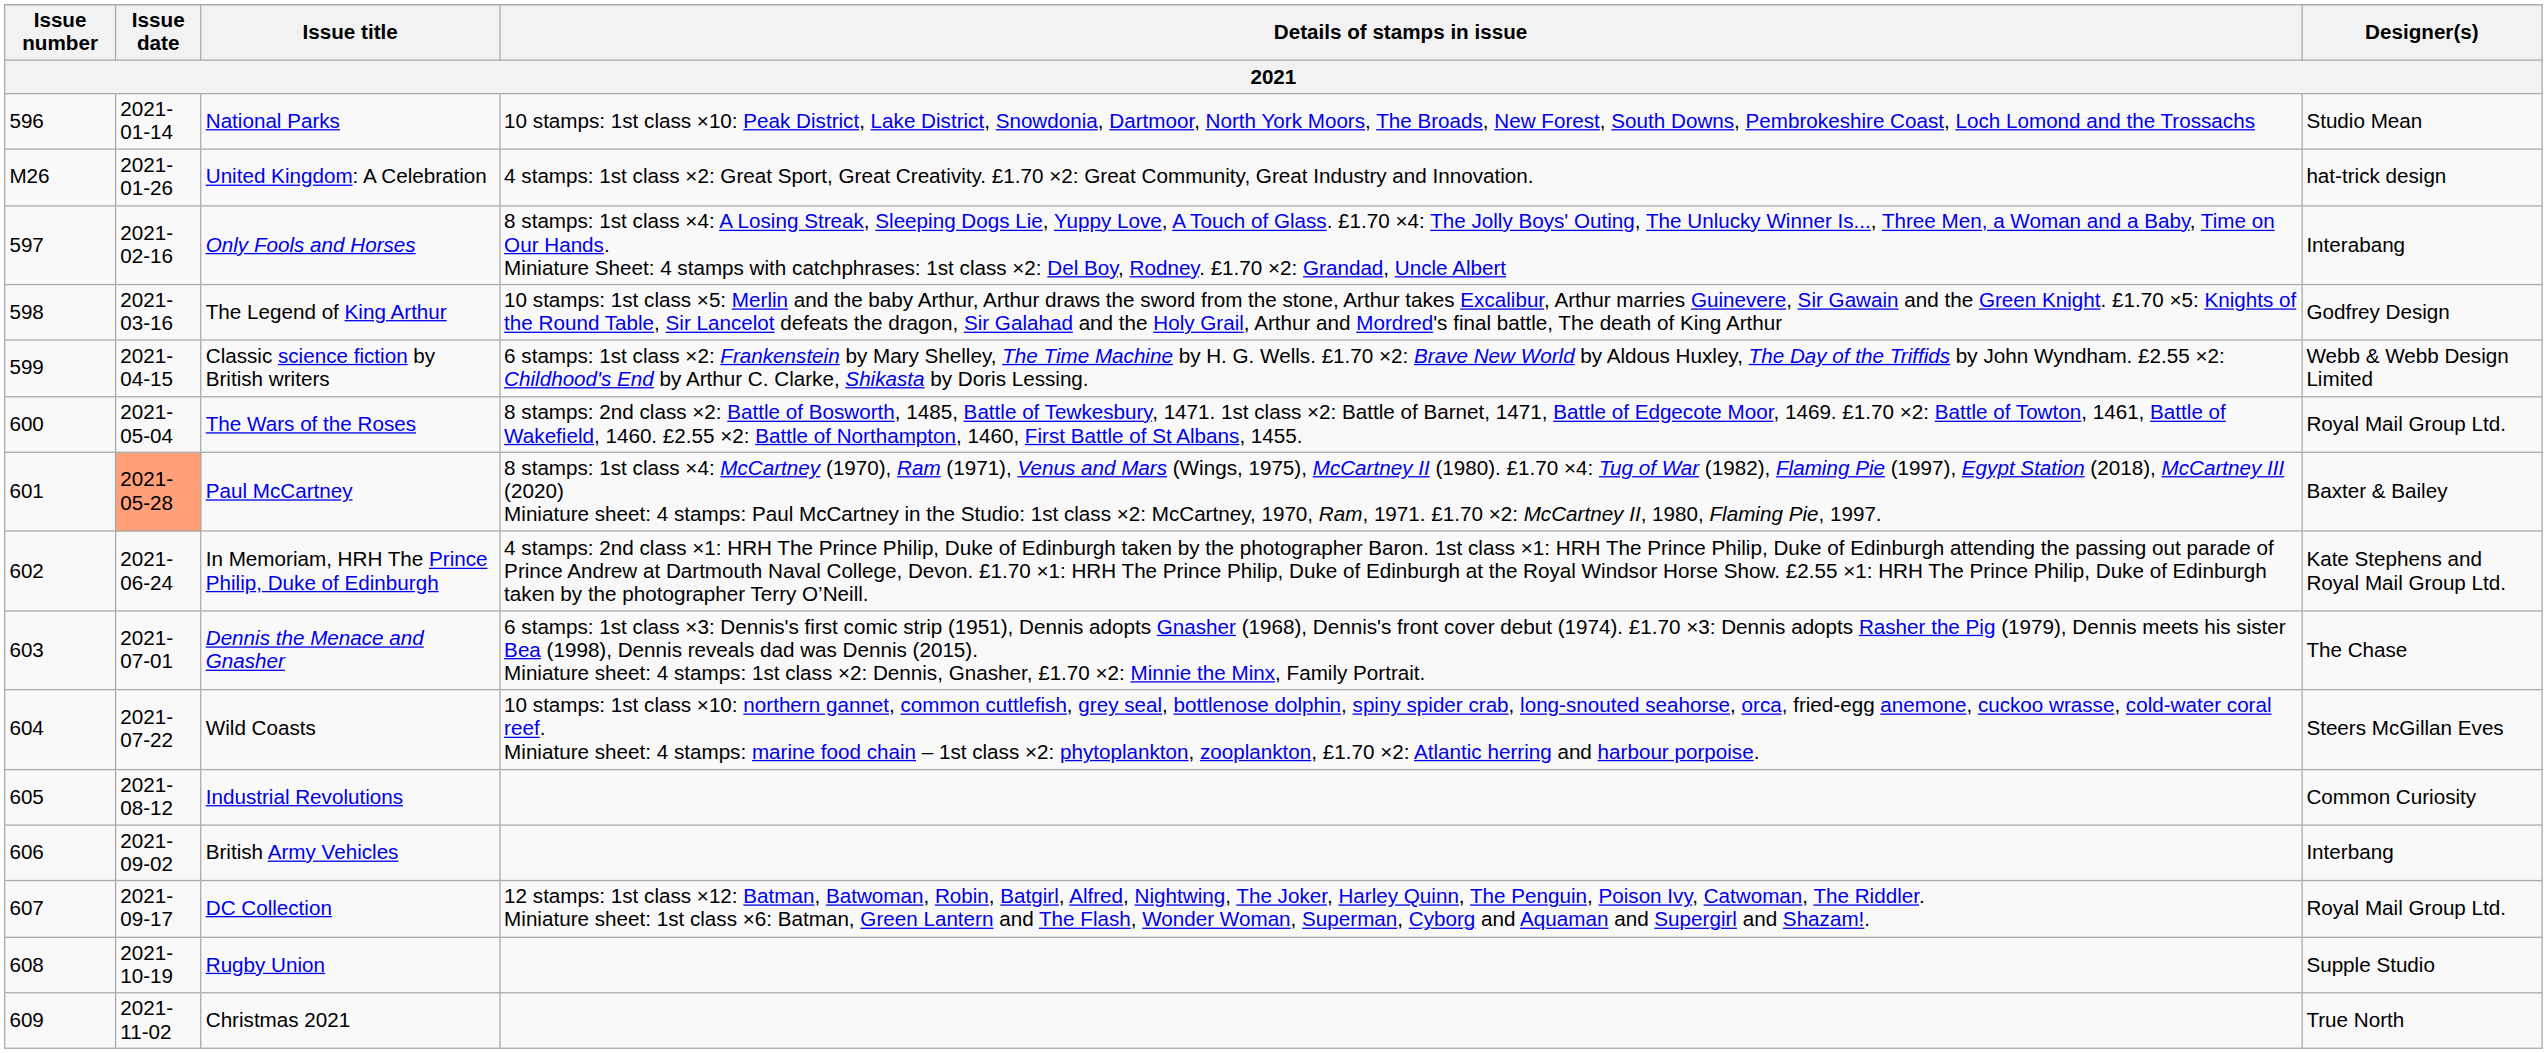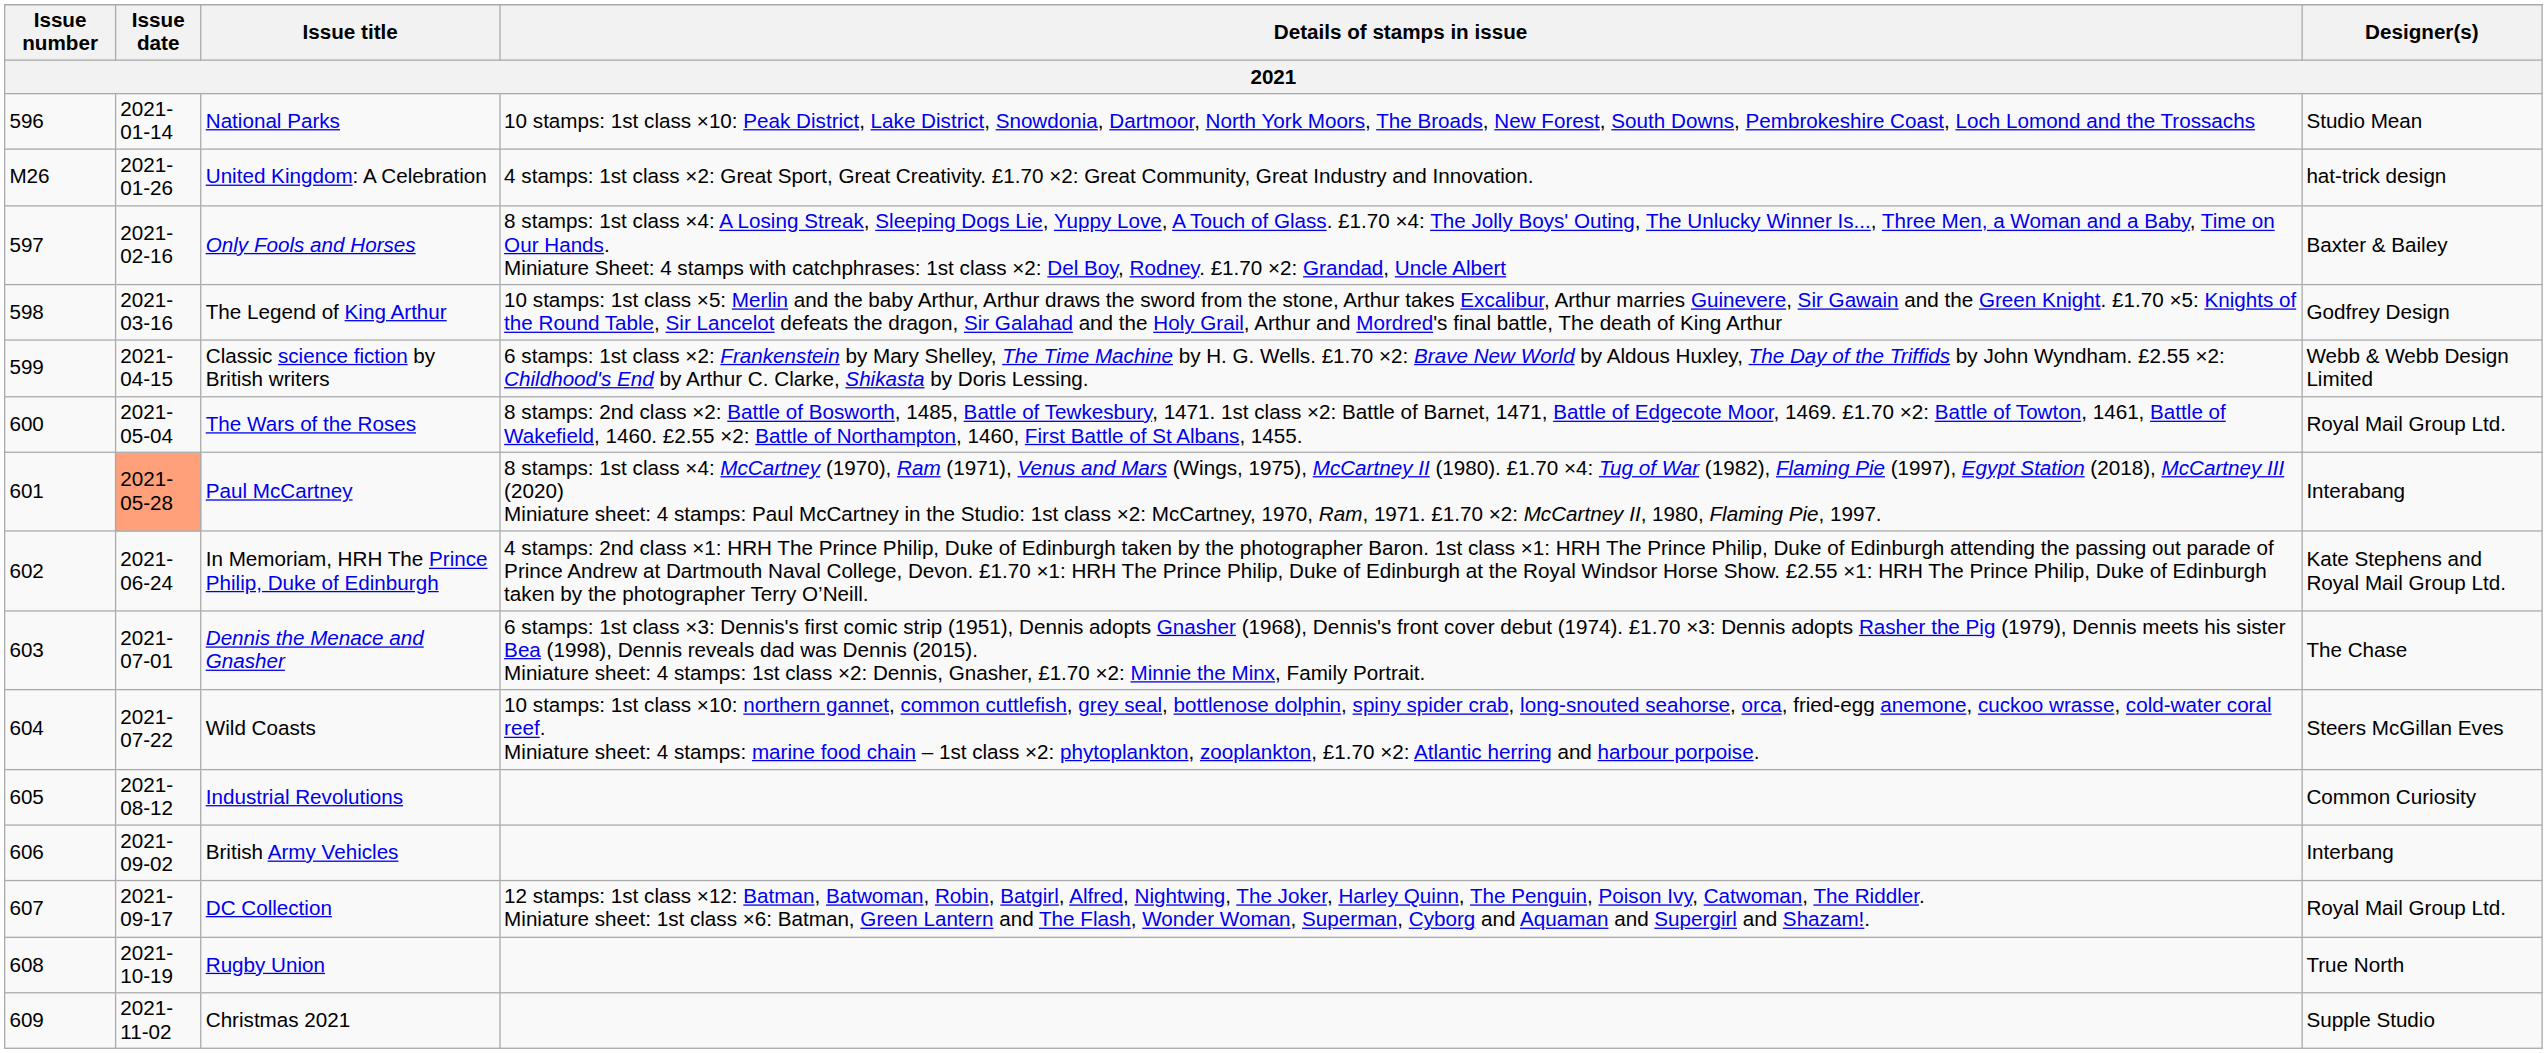(2356, 244) Interabang -> (2377, 244) Baxter & Bailey
(2377, 491) Baxter & Bailey -> (2356, 491) Interabang
(2371, 964) Supple Studio -> (2355, 964) True North
(2355, 1020) True North -> (2371, 1020) Supple Studio
